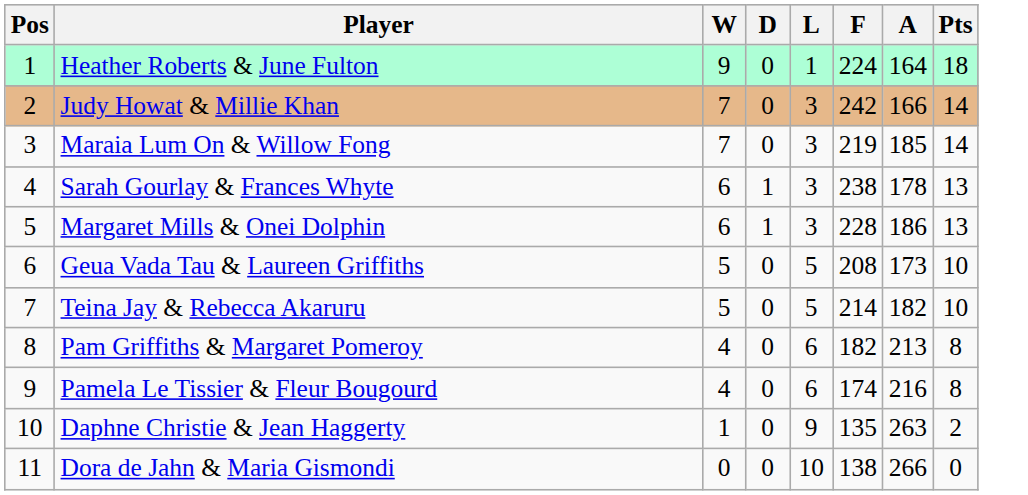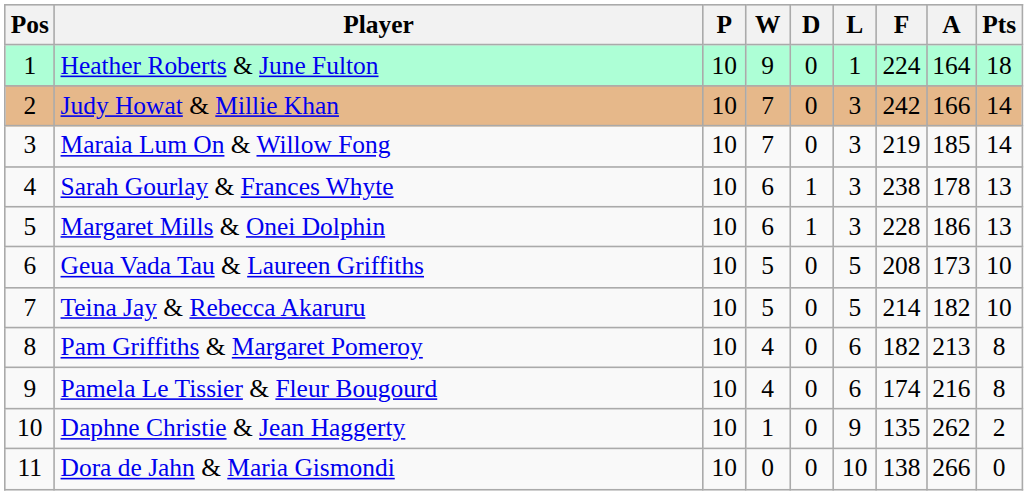+ column: (724, 24)
(908, 428) 263 -> (951, 428) 262
